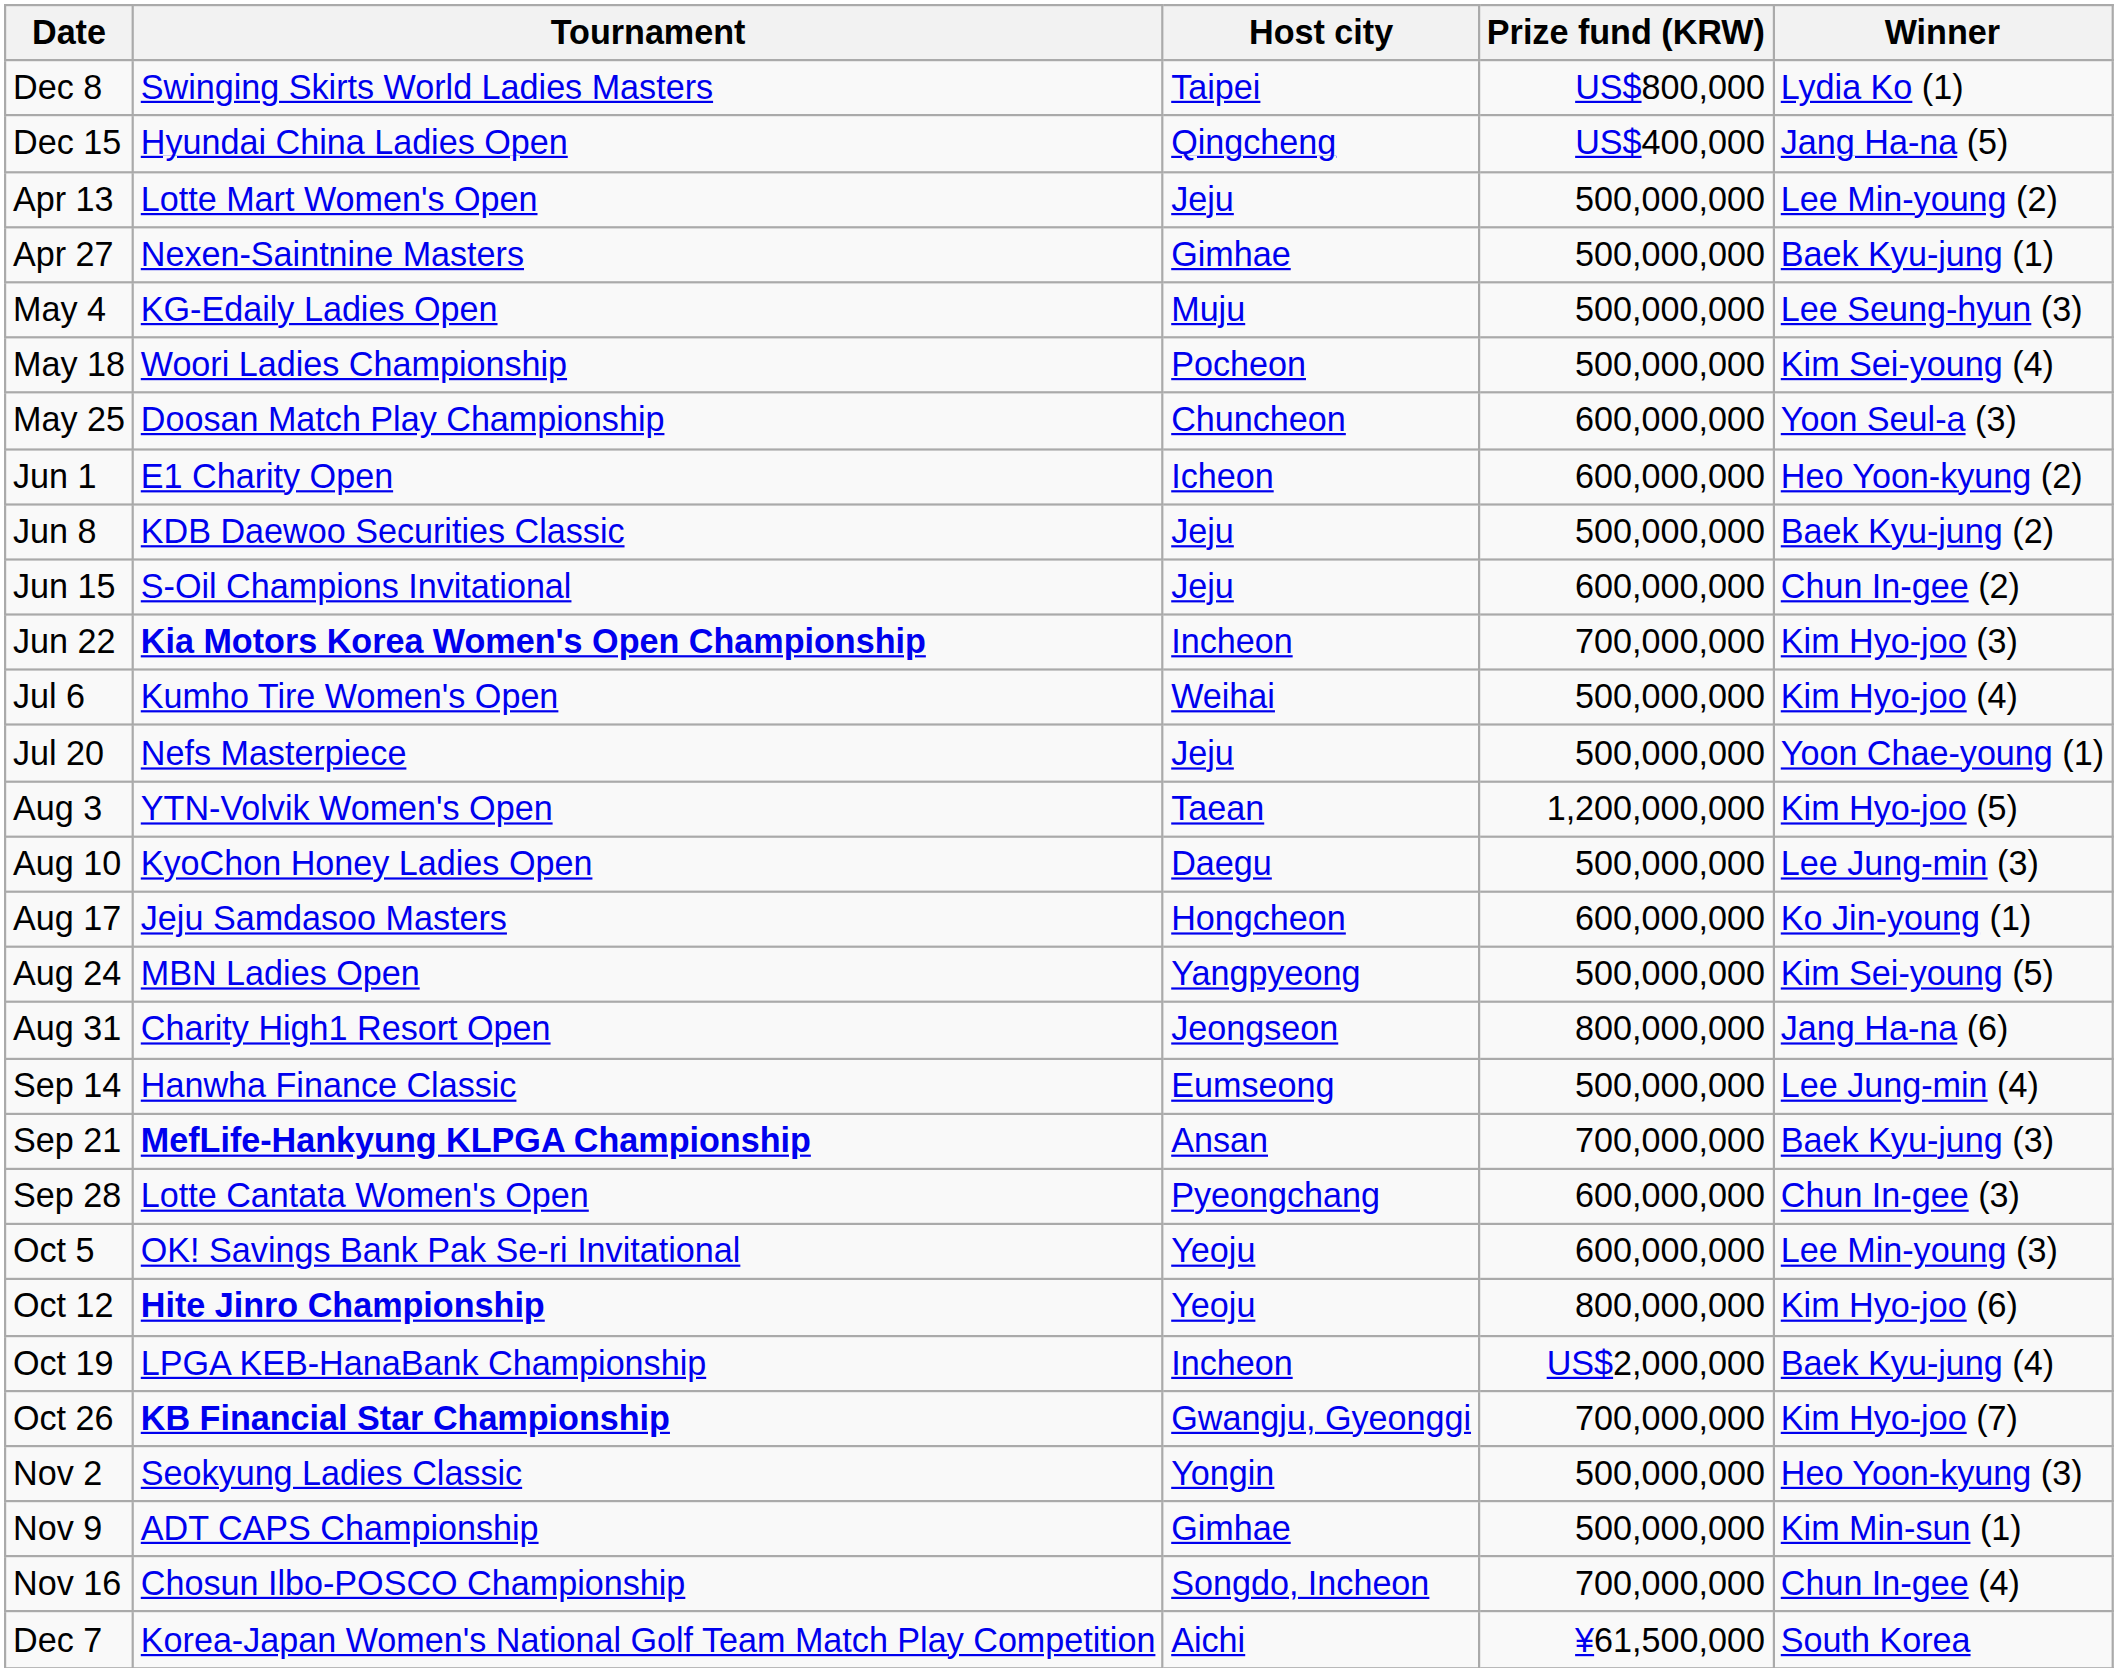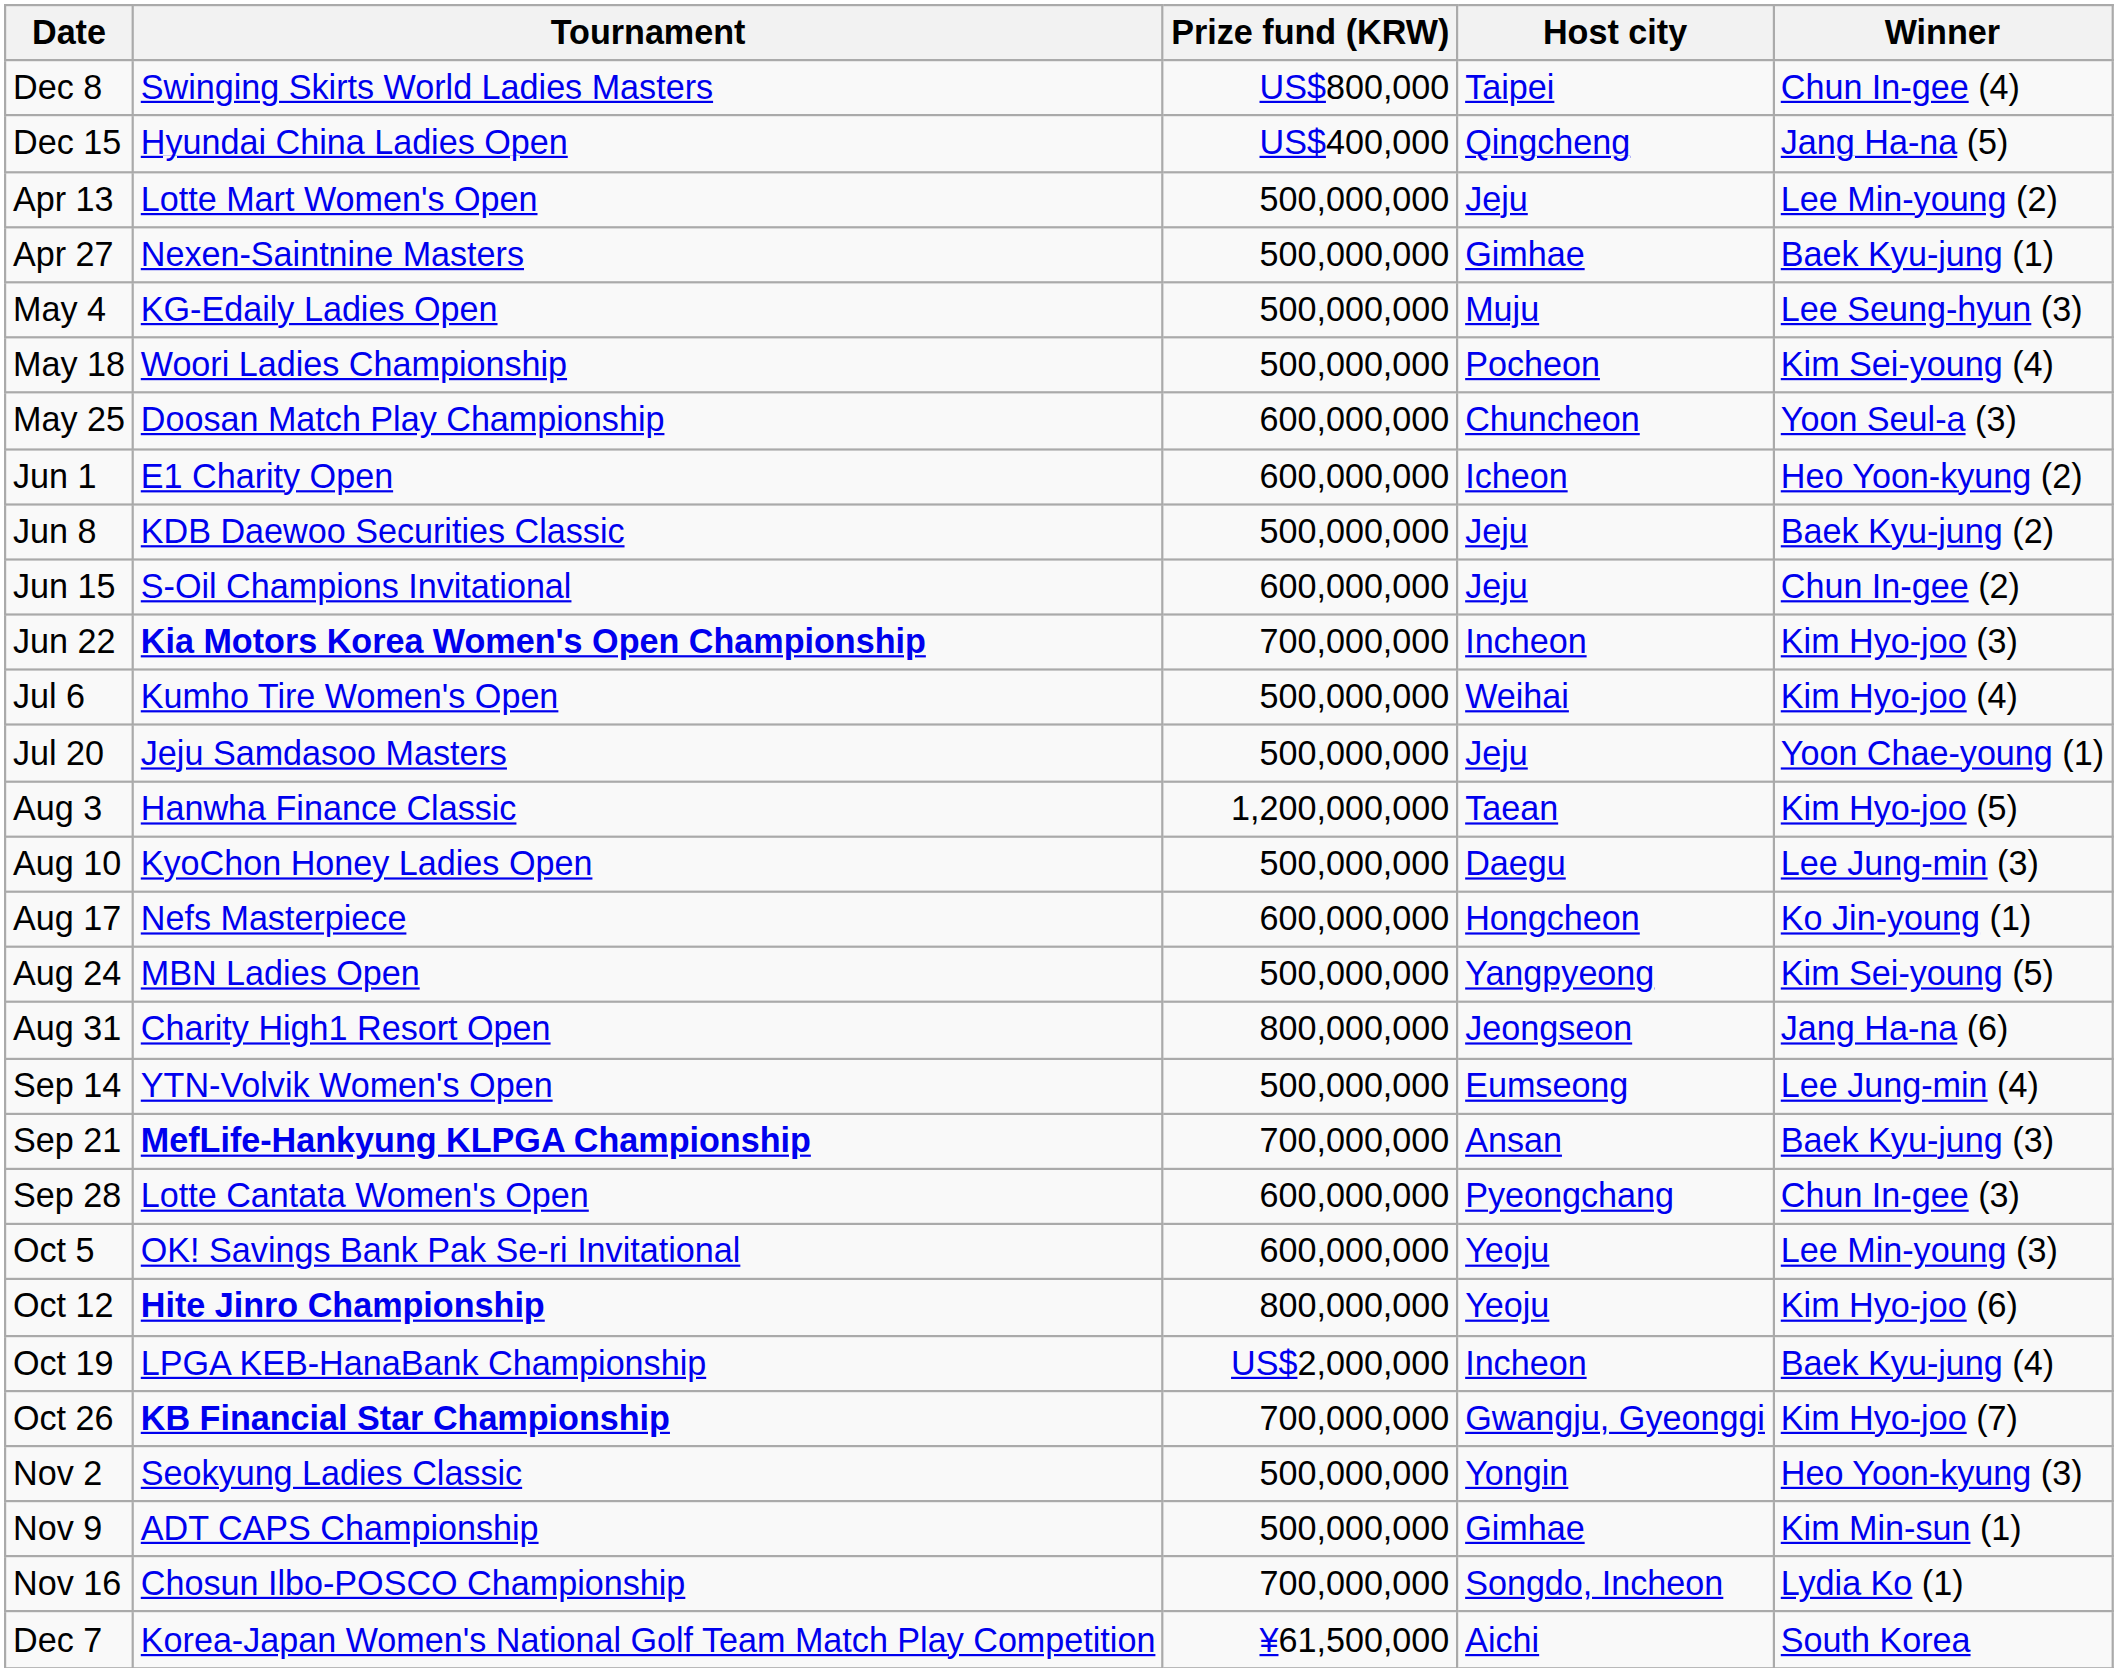columns swapped: (1321, 31) <-> (1626, 31)
(1872, 87) Lydia Ko (1) -> (1900, 87) Chun In-gee (4)
(274, 752) Nefs Masterpiece -> (324, 752) Jeju Samdasoo Masters
(347, 807) YTN-Volvik Women's Open -> (329, 807) Hanwha Finance Classic
(324, 918) Jeju Samdasoo Masters -> (274, 918) Nefs Masterpiece
(329, 1084) Hanwha Finance Classic -> (347, 1084) YTN-Volvik Women's Open
(1900, 1583) Chun In-gee (4) -> (1872, 1583) Lydia Ko (1)
